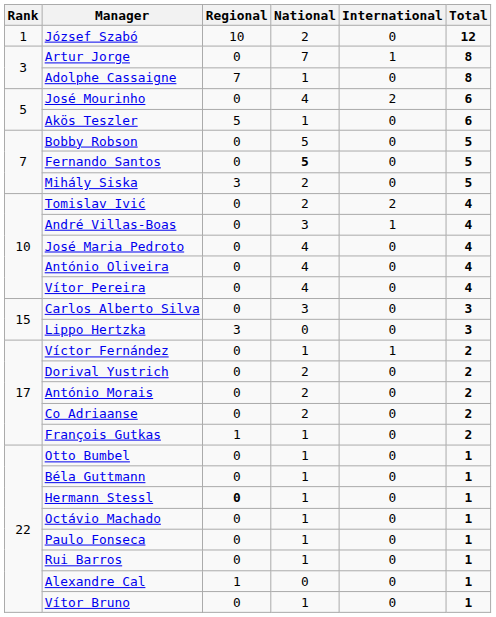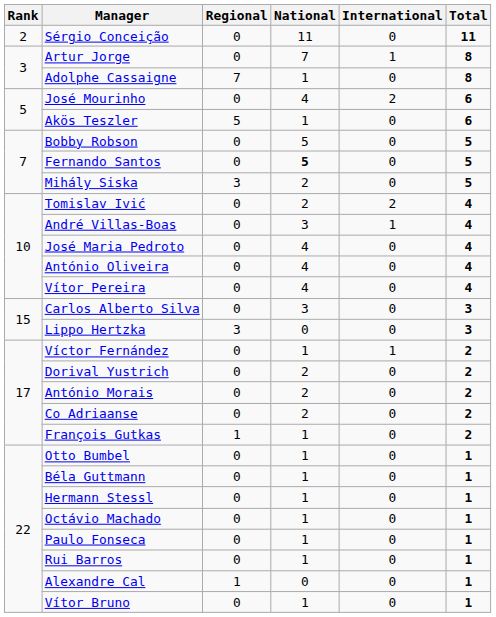- row: (91, 36)
+ row: (107, 36)
(237, 497) bold -> (237, 497) normal
